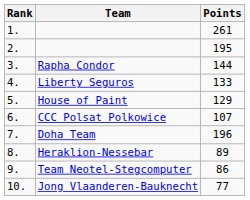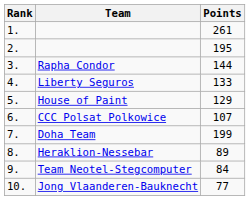(222, 135) 196 -> (222, 135) 199
(222, 169) 86 -> (222, 169) 84
